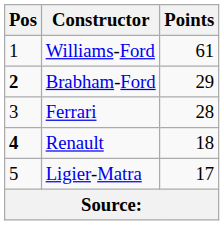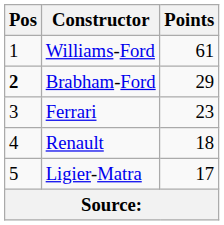(205, 112) 28 -> (205, 112) 23
(14, 143) bold -> (14, 143) normal
